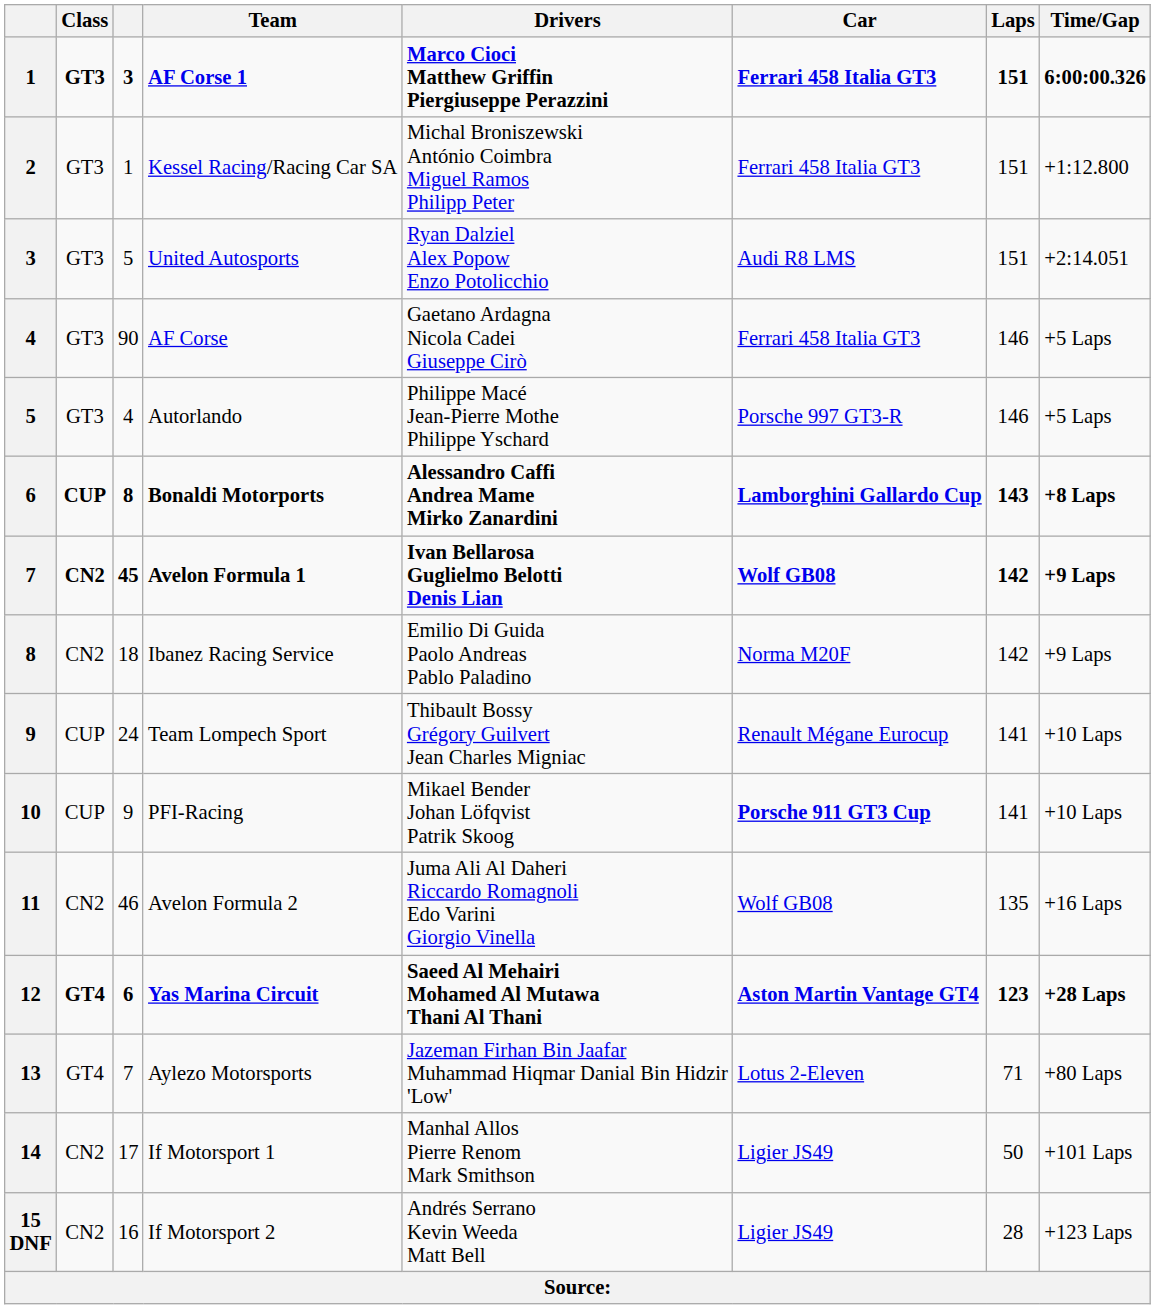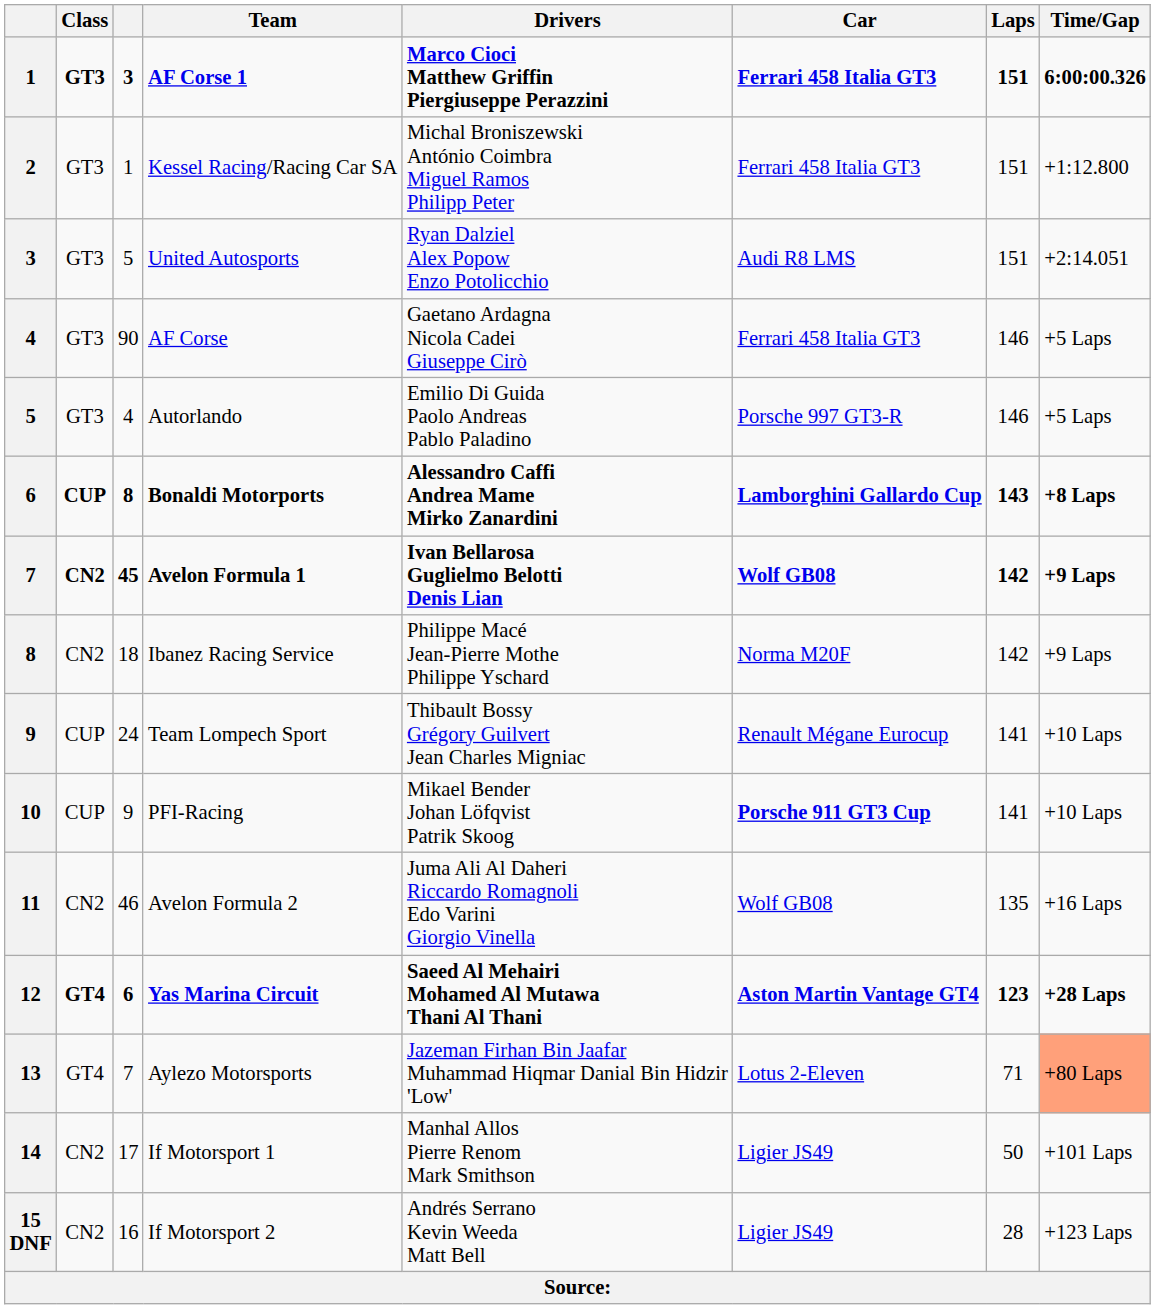(483, 416) Philippe Macé Jean-Pierre Mothe Philippe Yschard -> (476, 416) Emilio Di Guida Paolo Andreas Pablo Paladino
(476, 654) Emilio Di Guida Paolo Andreas Pablo Paladino -> (483, 654) Philippe Macé Jean-Pierre Mothe Philippe Yschard
(1083, 1073) no background -> (1083, 1073) lightsalmon background
